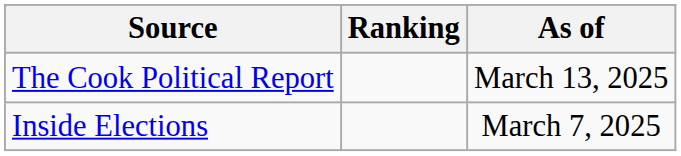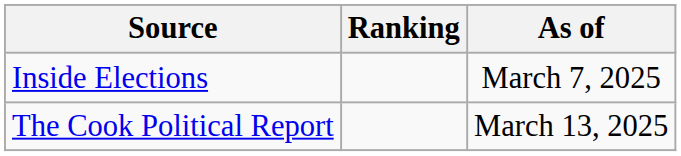rows swapped: (173, 77) <-> (110, 125)
